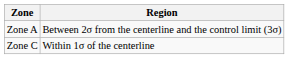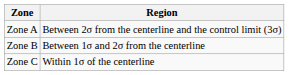+ row: (22, 45)
